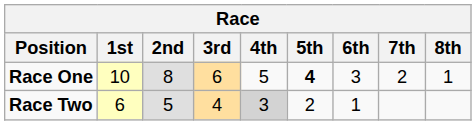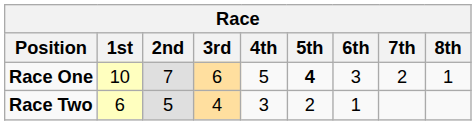(168, 76) 8 -> (168, 76) 7
(264, 105) lightgrey background -> (264, 105) no background
